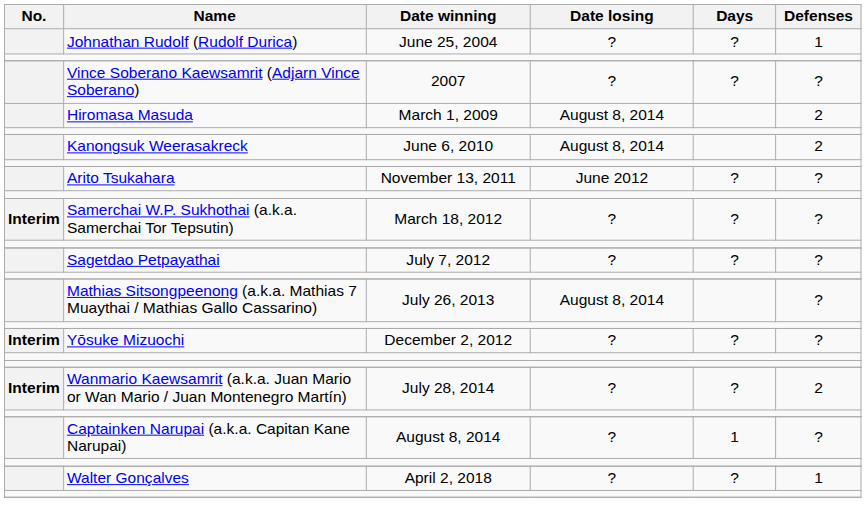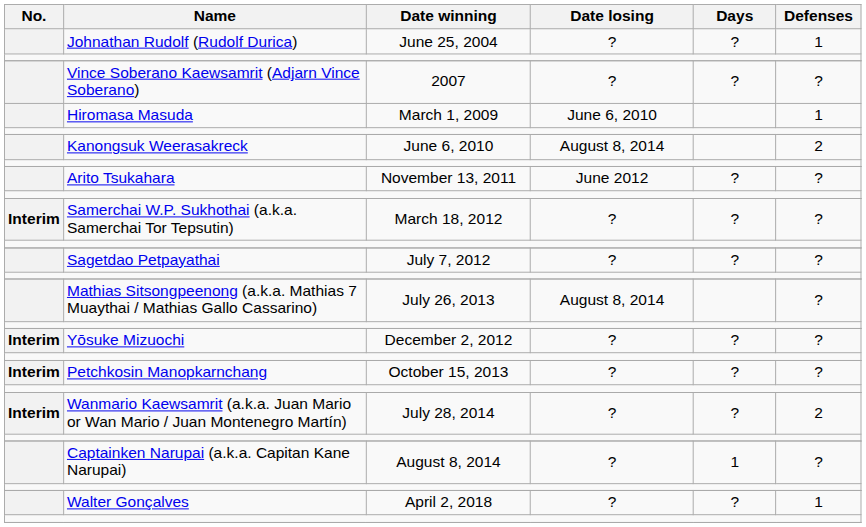(612, 115) August 8, 2014 -> (612, 115) June 6, 2010
(818, 115) 2 -> (818, 115) 1
+ row: (167, 372)
